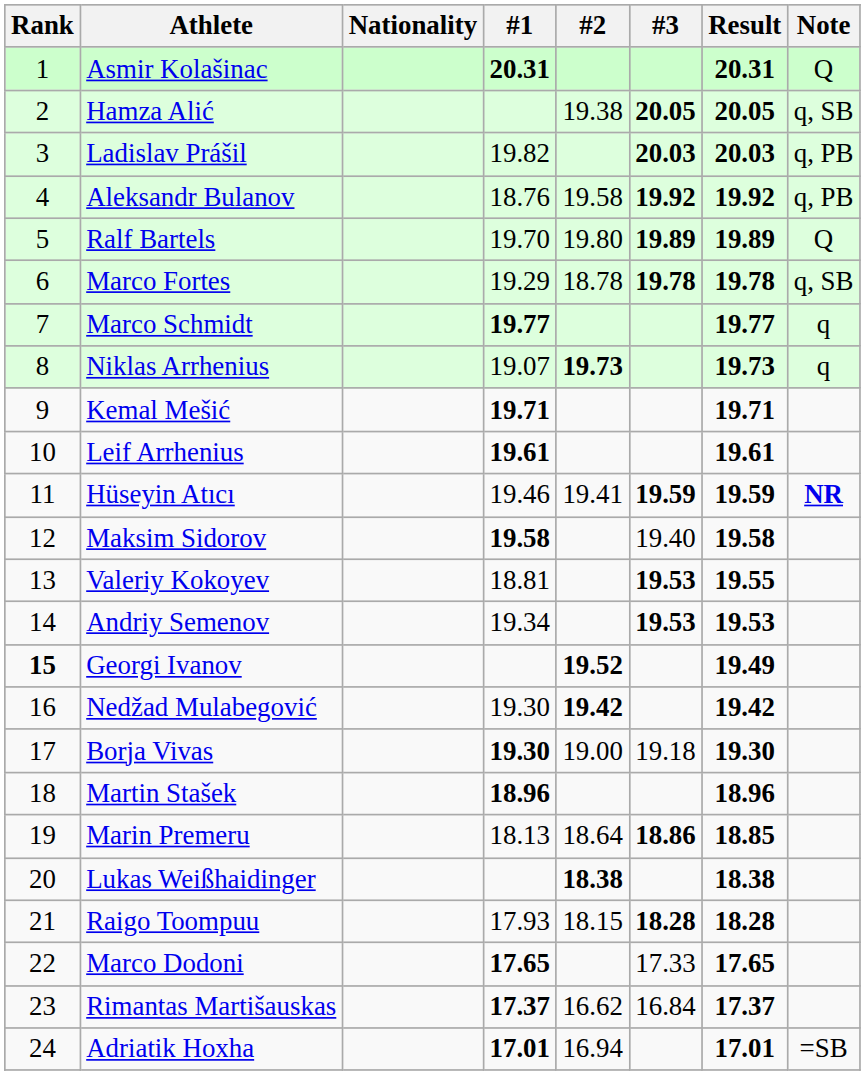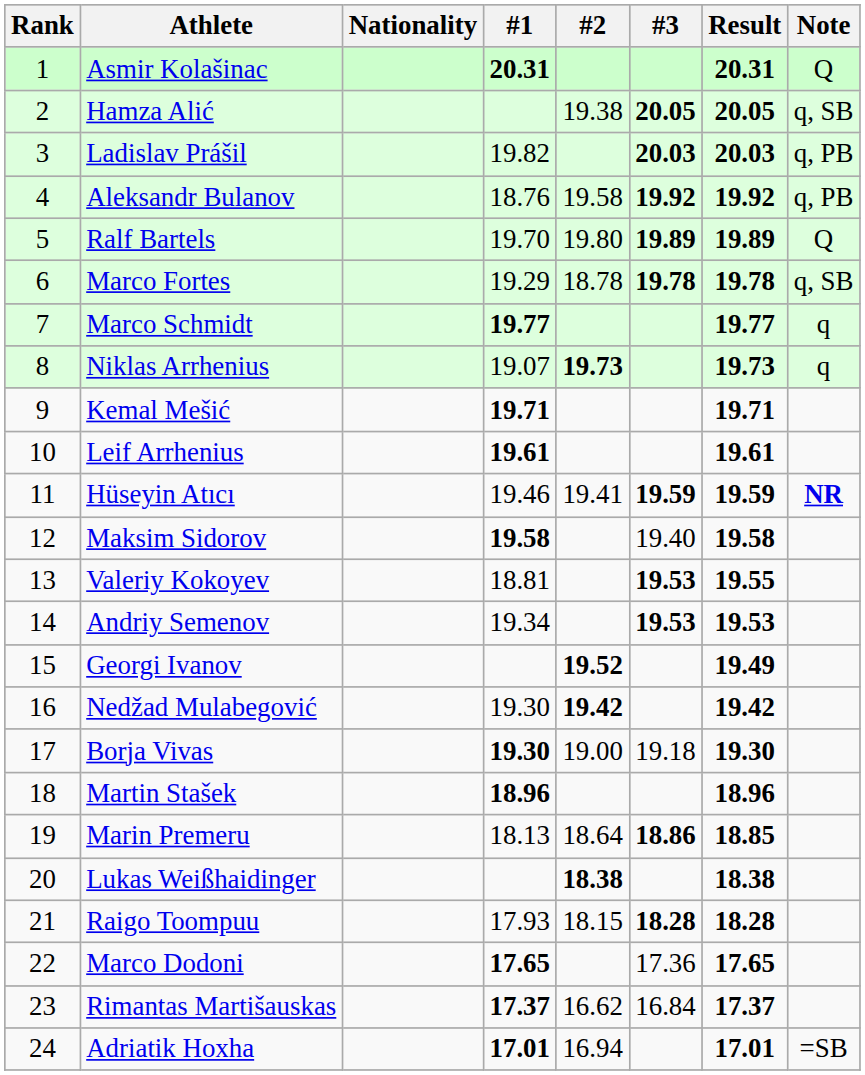(42, 665) bold -> (42, 665) normal
(666, 963) 17.33 -> (666, 963) 17.36
